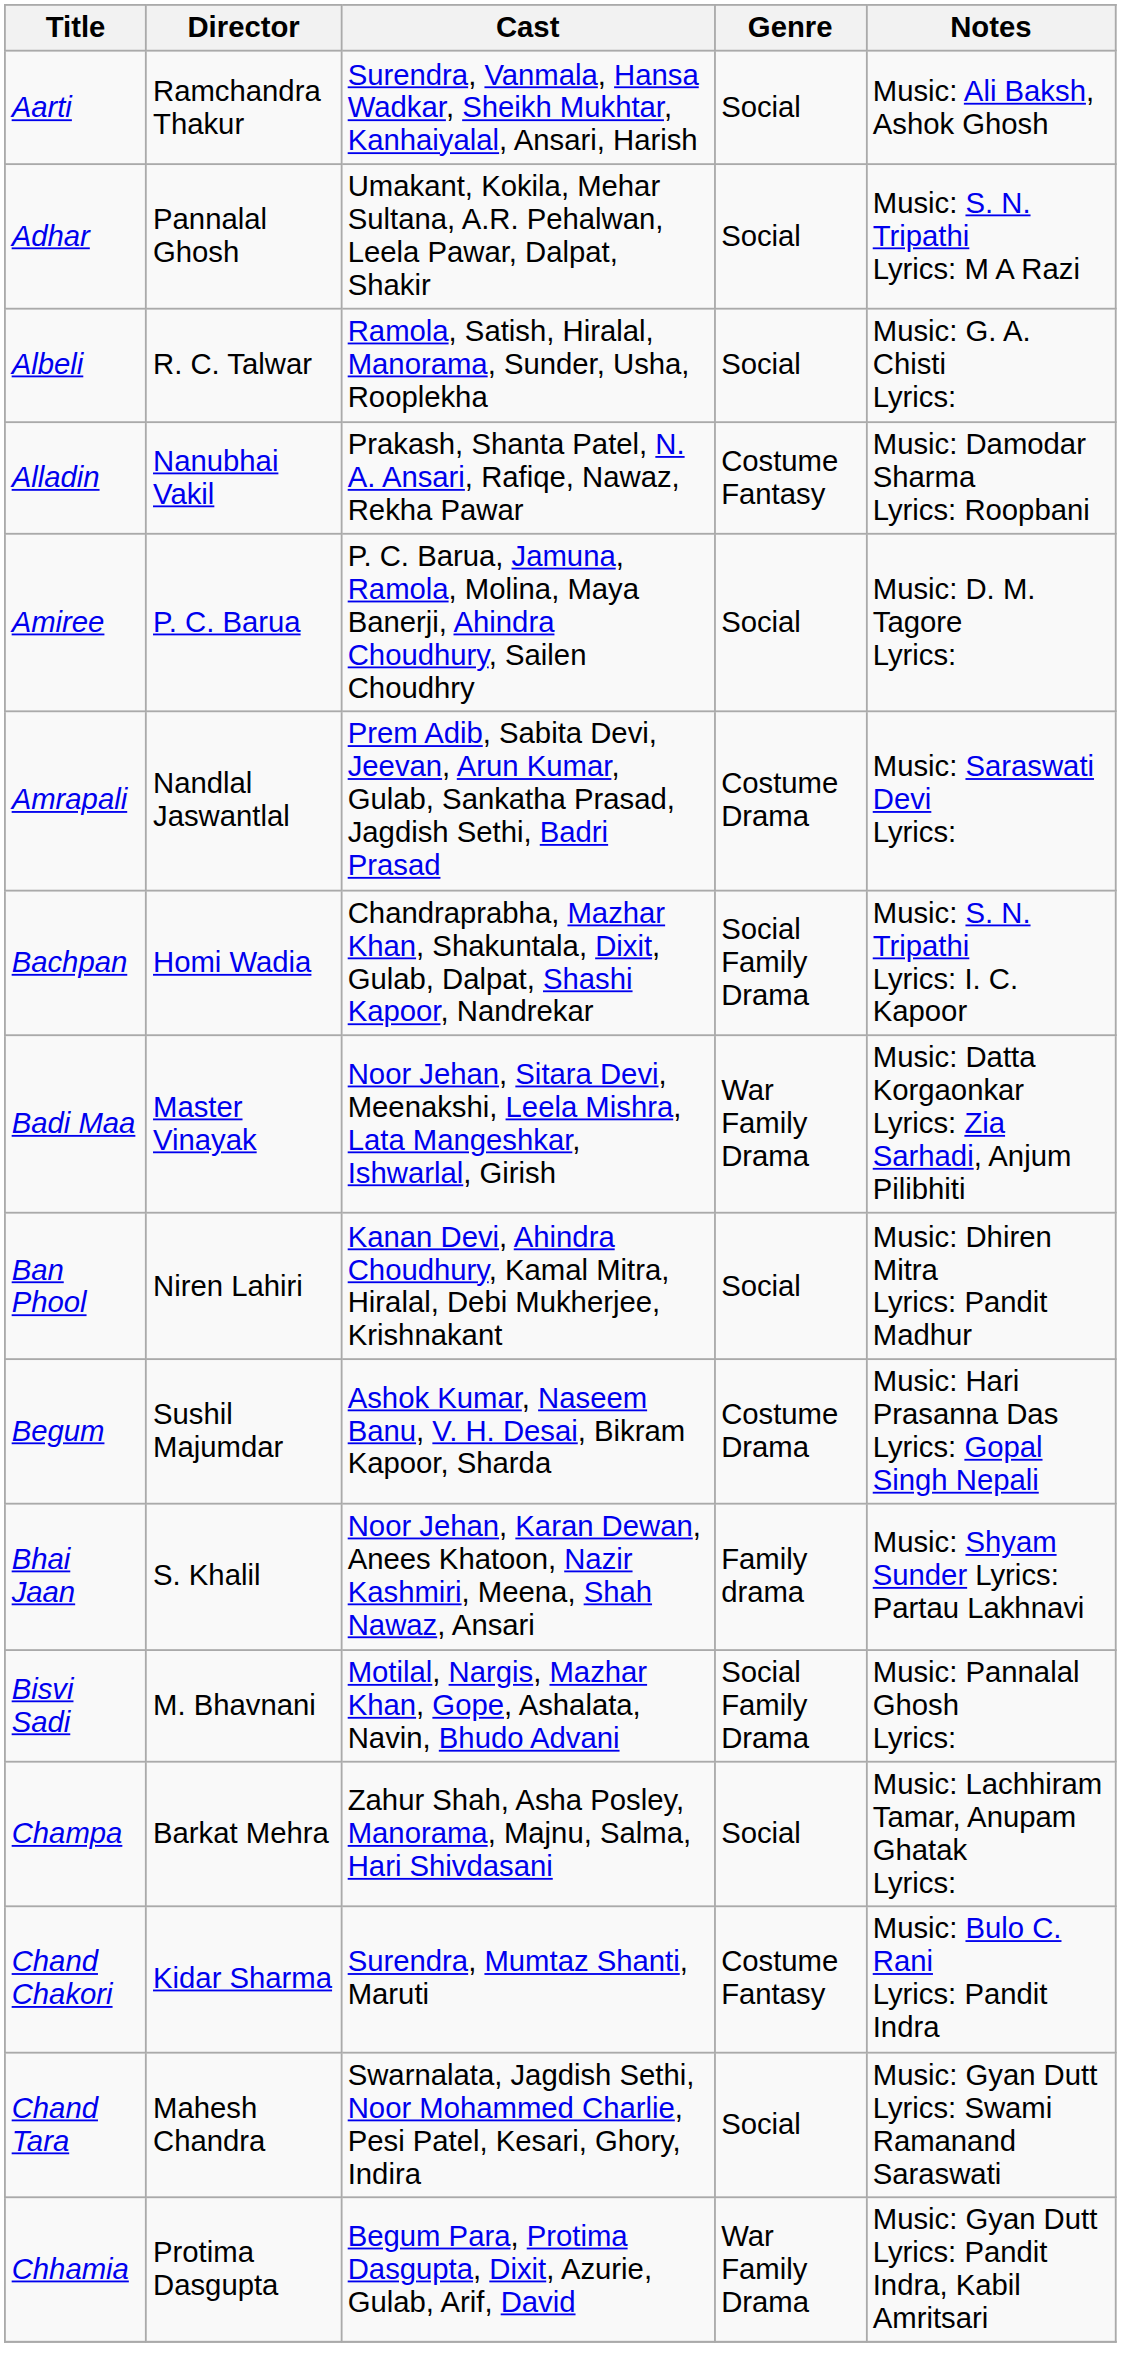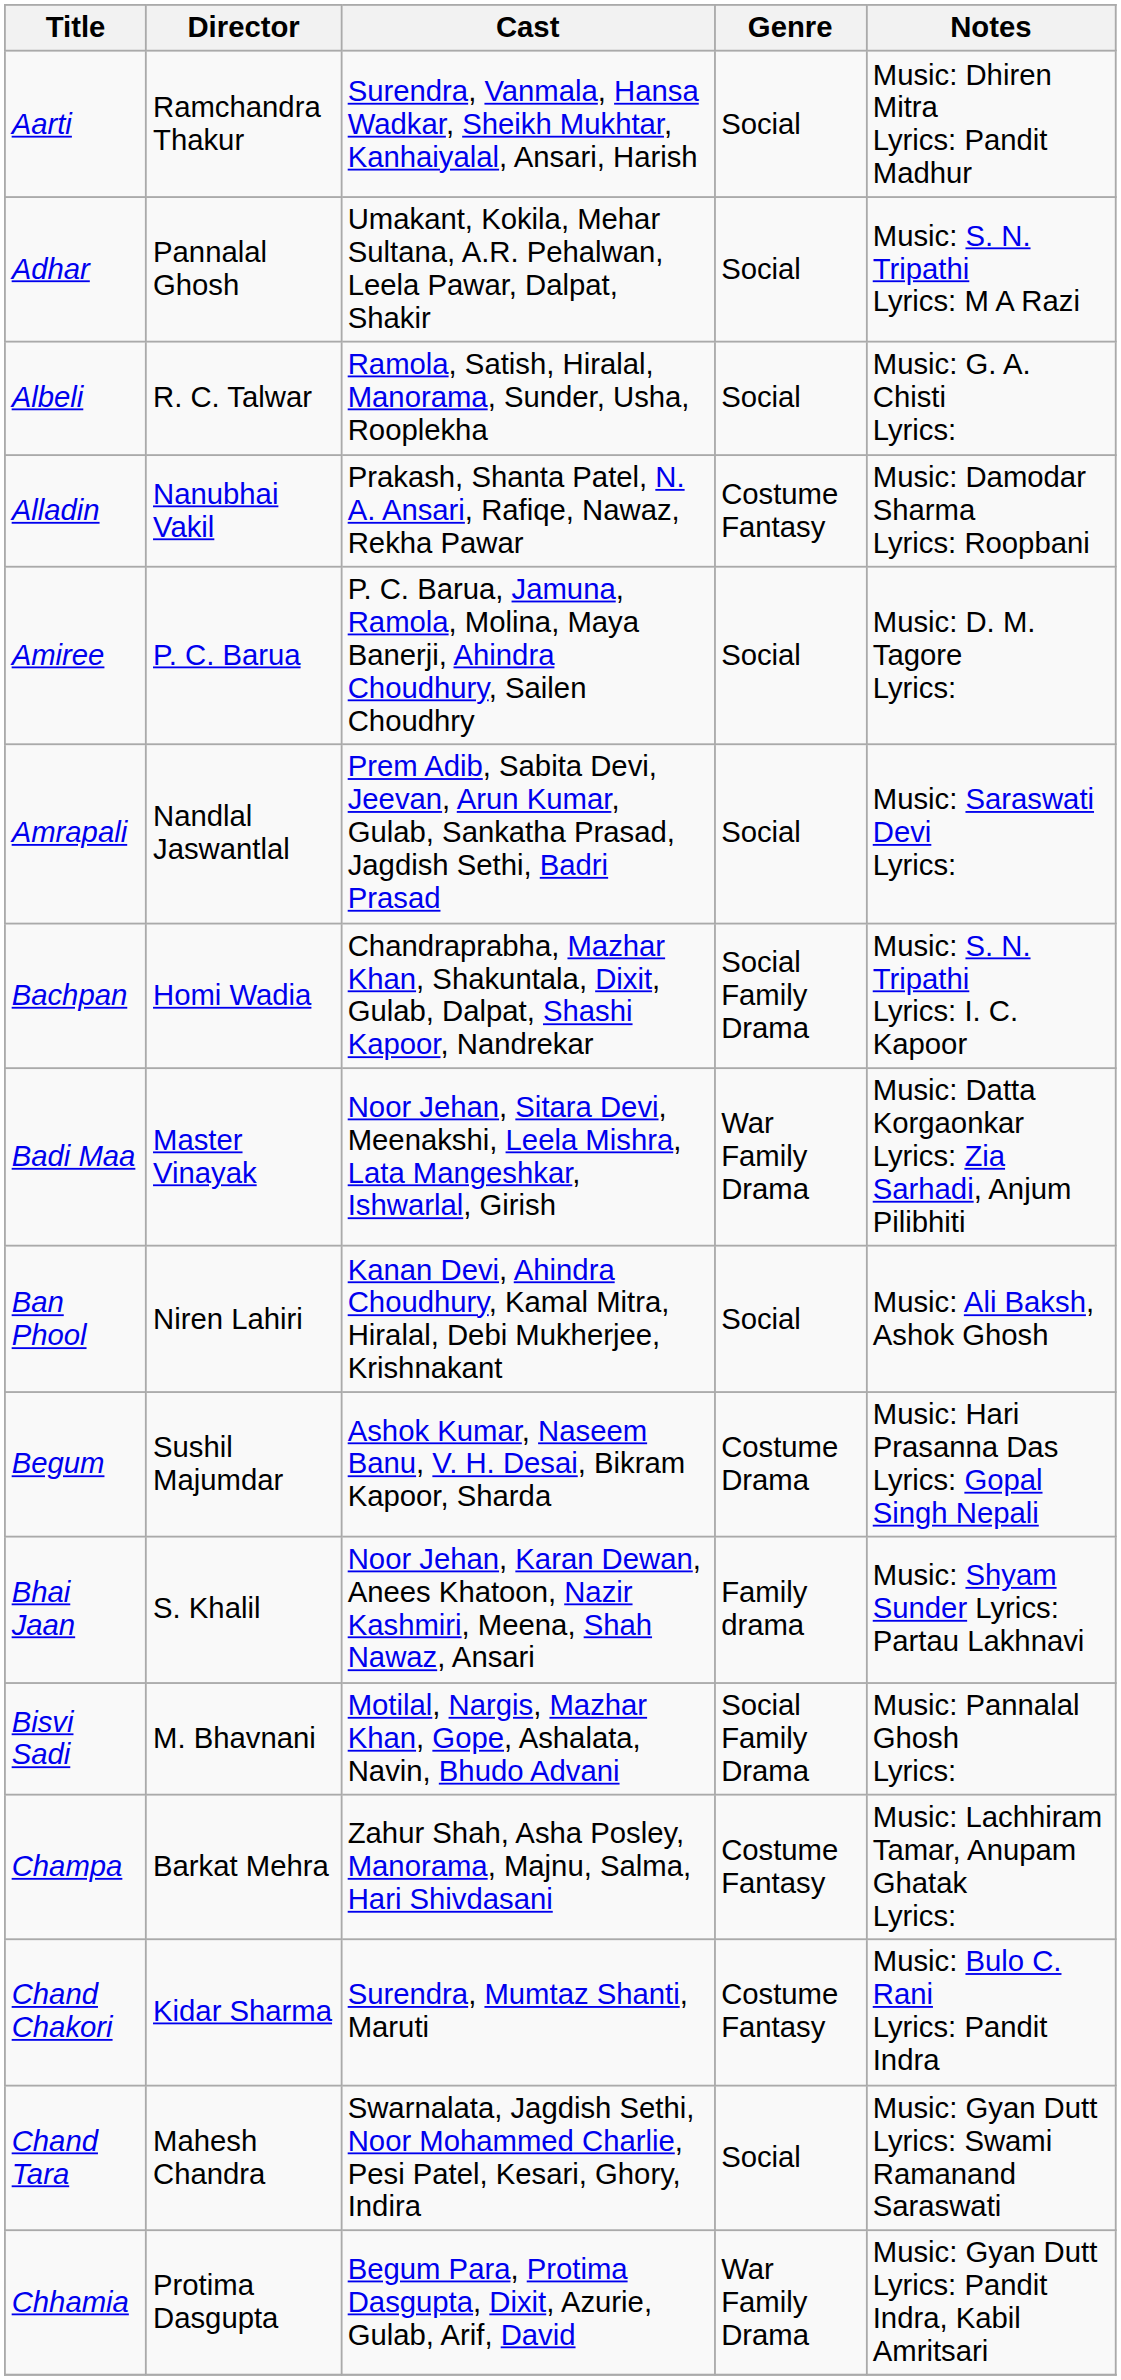(983, 107) Music: Ali Baksh, Ashok Ghosh -> (962, 123) Music: Dhiren Mitra Lyrics: Pandit Madhur
(780, 800) Costume Drama -> (761, 833) Social
(962, 1285) Music: Dhiren Mitra Lyrics: Pandit Madhur -> (983, 1318) Music: Ali Baksh, Ashok Ghosh
(761, 1833) Social -> (780, 1866) Costume Fantasy
